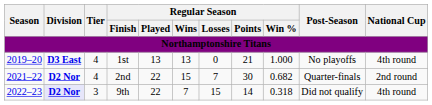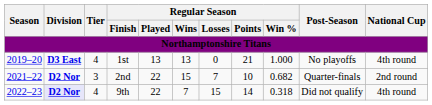(96, 76) 4 -> (96, 76) 3
(248, 76) 30 -> (248, 76) 10
(96, 92) 3 -> (96, 92) 4
